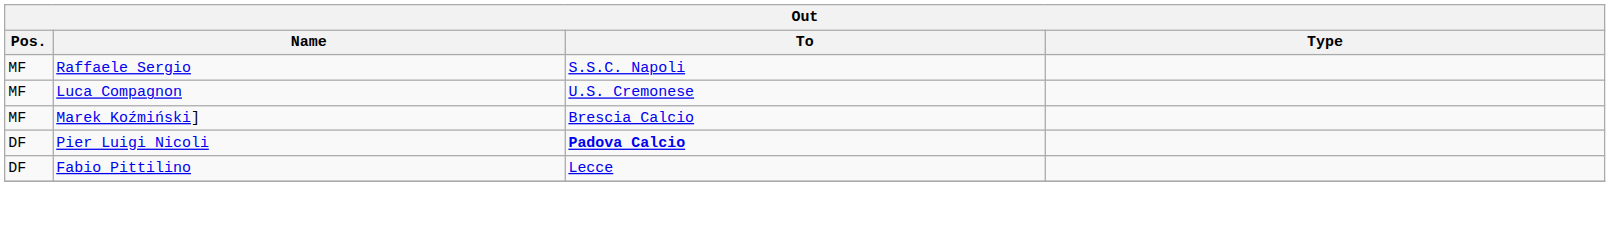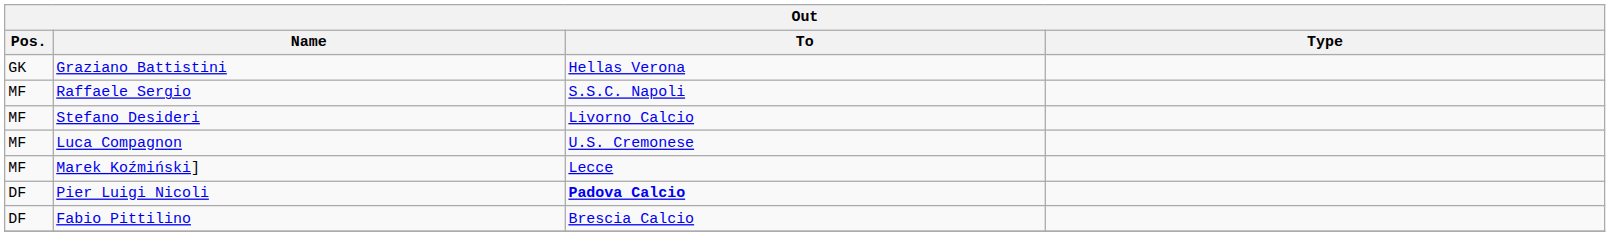+ row: (142, 67)
+ row: (128, 118)
(631, 118) Brescia Calcio -> (591, 168) Lecce
(591, 168) Lecce -> (631, 218) Brescia Calcio
